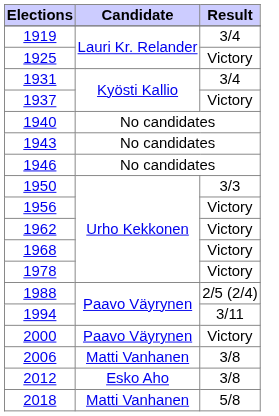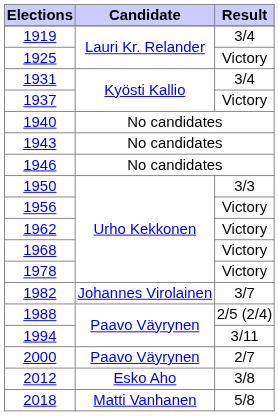+ row: (40, 293)
(230, 336) Victory -> (245, 357) 2/7
- row: (40, 357)
